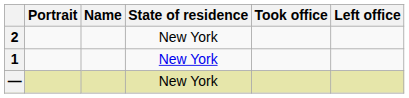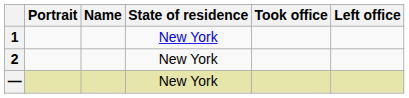rows swapped: (15, 59) <-> (15, 37)
